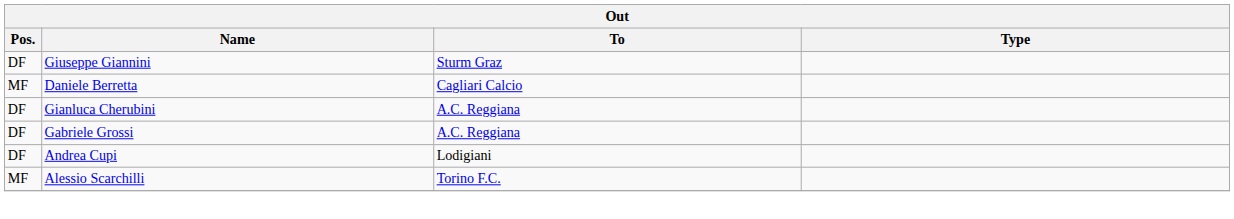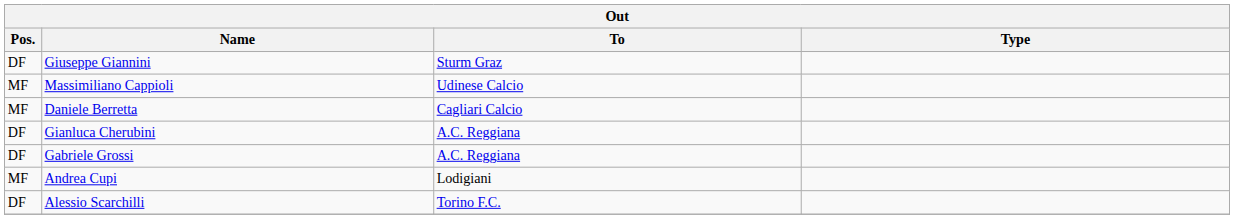+ row: (109, 86)
(17, 156) DF -> (18, 179) MF
(18, 179) MF -> (17, 202) DF
